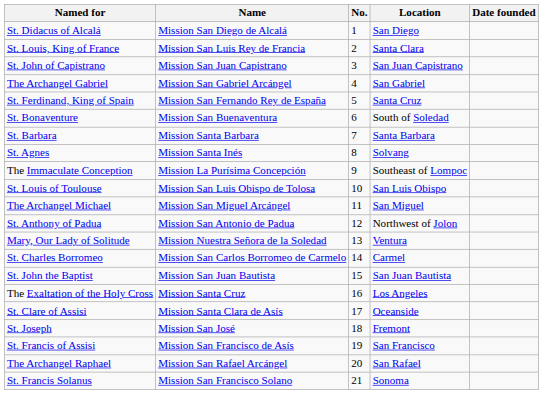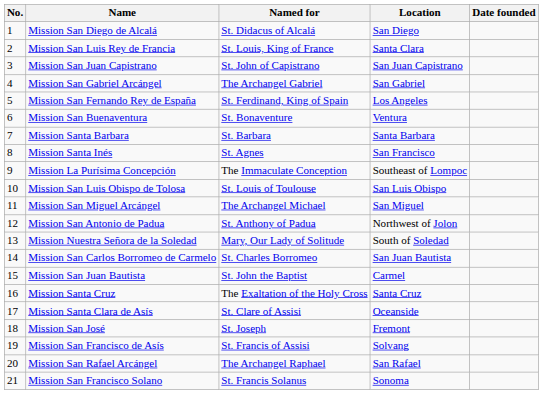columns swapped: (359, 13) <-> (80, 13)
(397, 100) Santa Cruz -> (400, 100) Los Angeles
(411, 118) South of Soledad -> (390, 118) Ventura
(391, 153) Solvang -> (404, 153) San Francisco
(390, 240) Ventura -> (411, 240) South of Soledad
(389, 258) Carmel -> (412, 258) San Juan Bautista
(412, 275) San Juan Bautista -> (389, 275) Carmel
(400, 293) Los Angeles -> (397, 293) Santa Cruz
(404, 345) San Francisco -> (391, 345) Solvang
